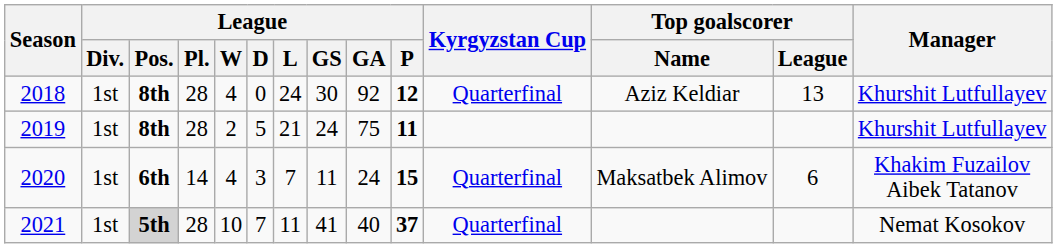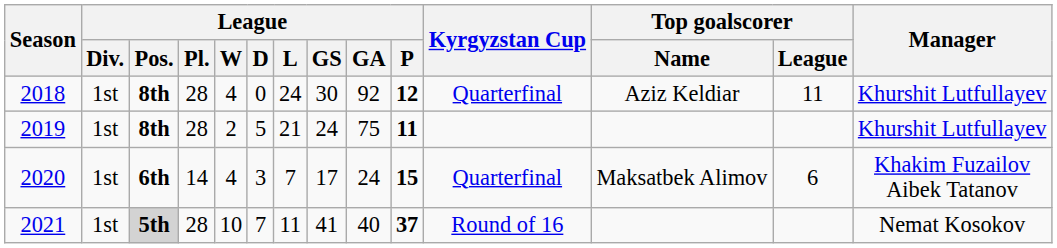(813, 93) 13 -> (813, 93) 11
(327, 176) 11 -> (327, 176) 17
(507, 225) Quarterfinal -> (507, 225) Round of 16
